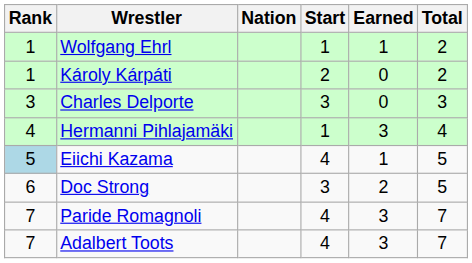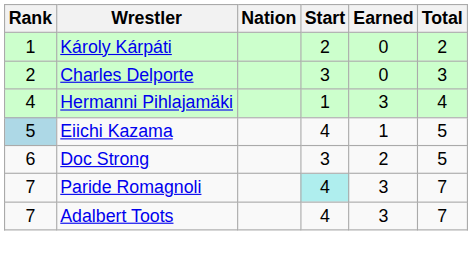- row: (116, 46)
(30, 103) 3 -> (30, 74) 2
(325, 215) no background -> (325, 187) paleturquoise background
